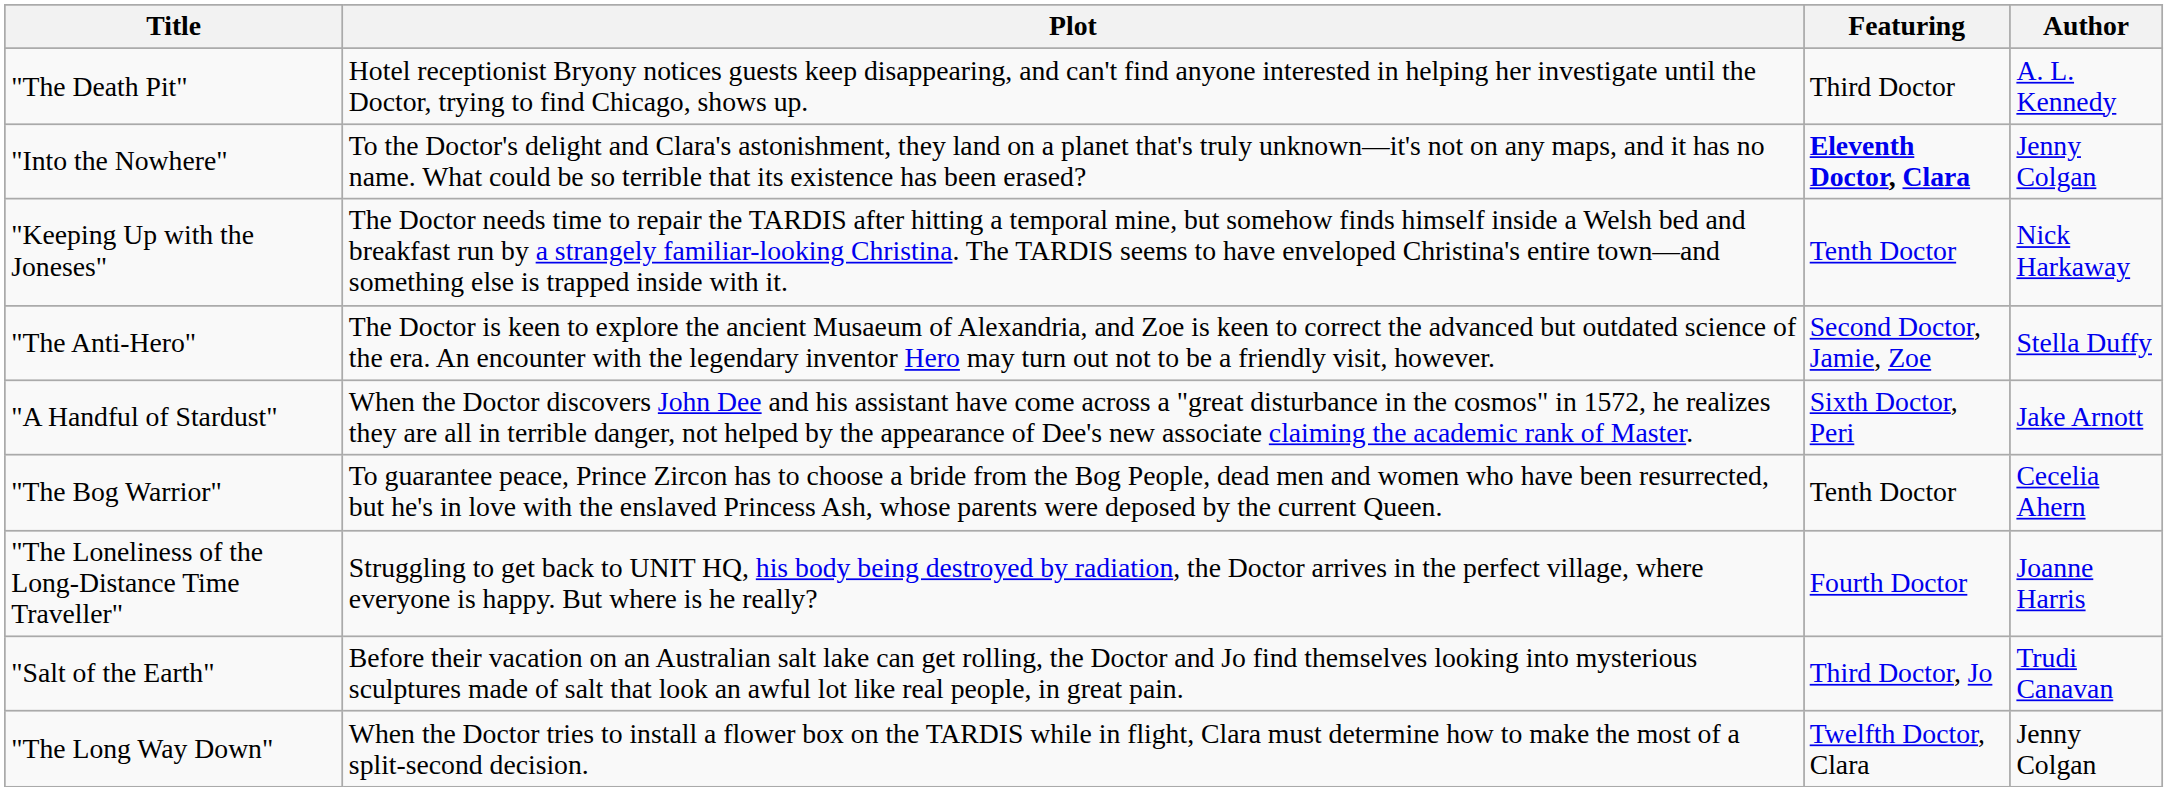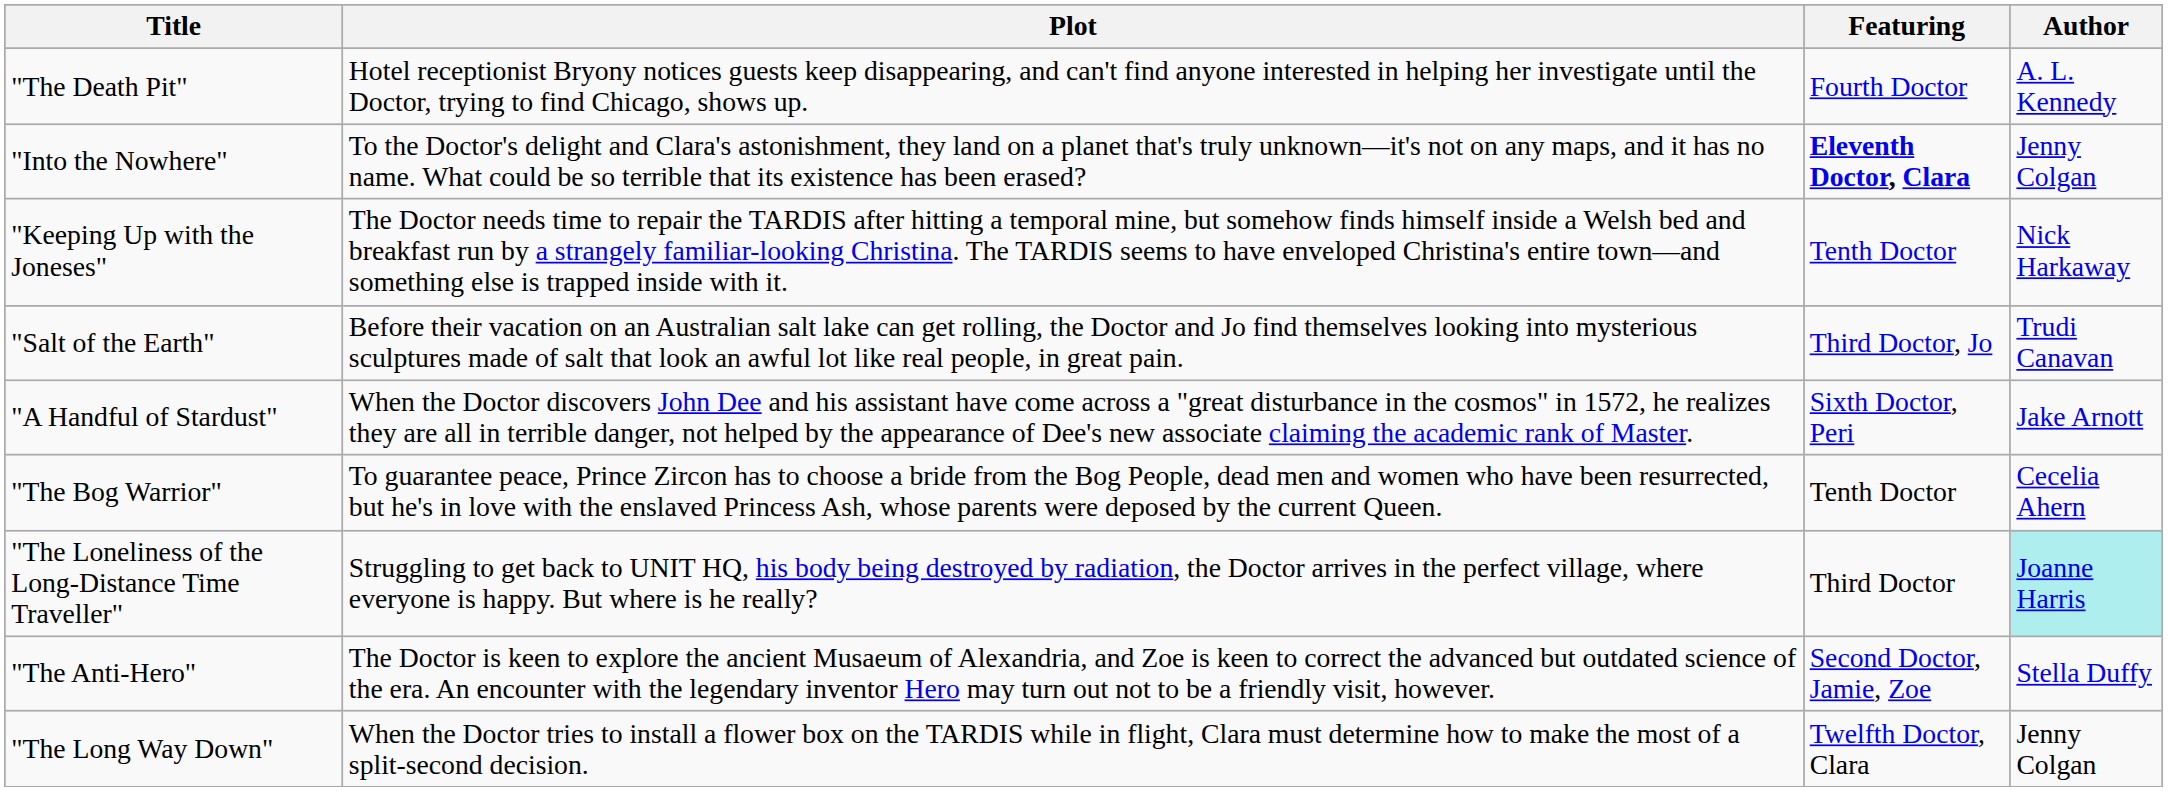(1882, 85) Third Doctor -> (1889, 85) Fourth Doctor
rows swapped: (113, 673) <-> (104, 342)
(1889, 582) Fourth Doctor -> (1882, 582) Third Doctor
(2055, 582) no background -> (2055, 582) paleturquoise background
